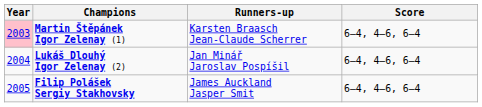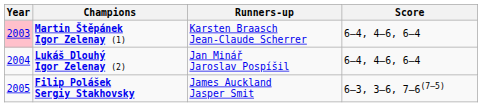(382, 88) 6–4, 4–6, 6–4 -> (394, 88) 6–3, 3–6, 7–6(7–5)
